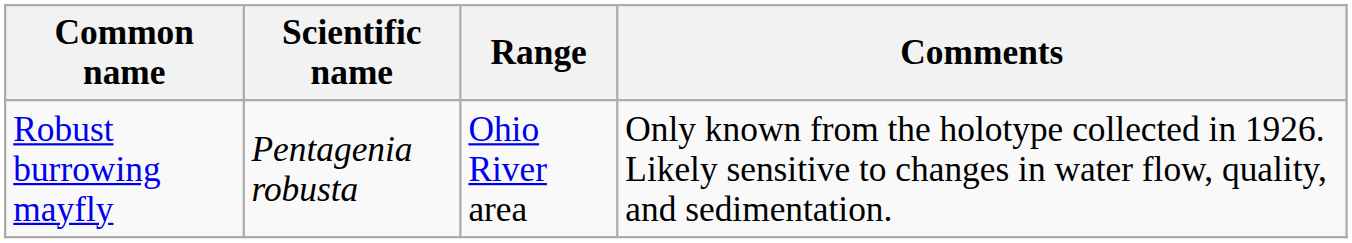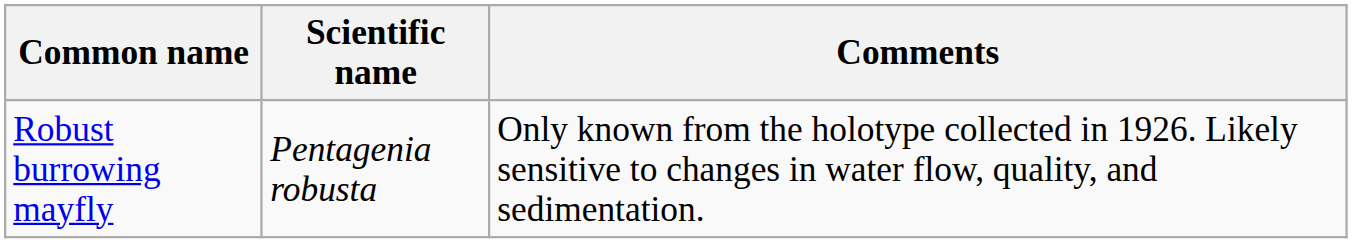- column: (539, 52)
